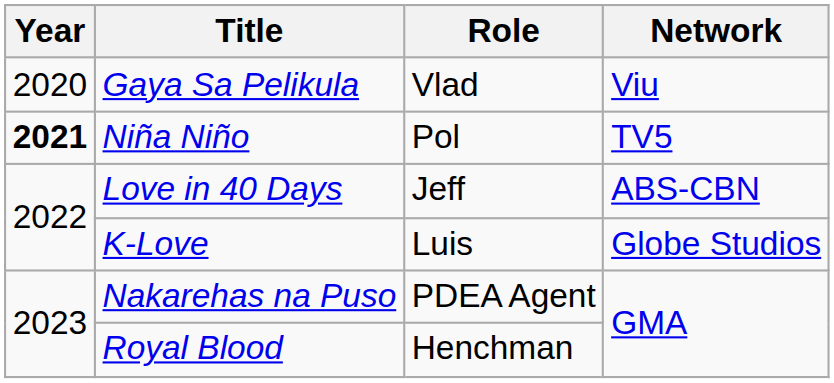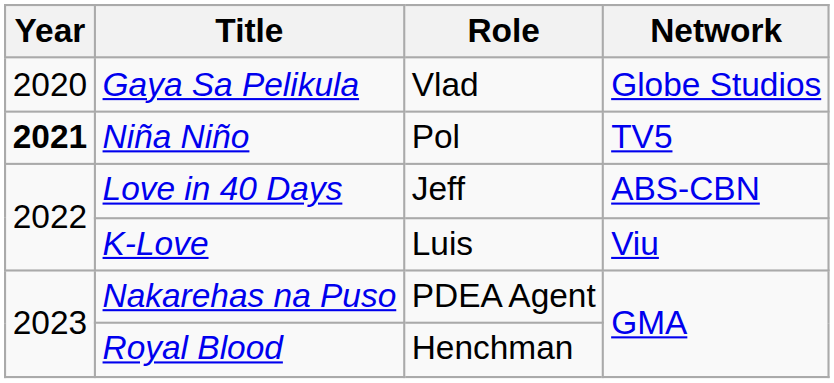(635, 84) Viu -> (716, 84) Globe Studios
(716, 243) Globe Studios -> (635, 243) Viu
